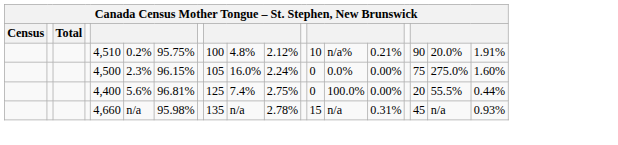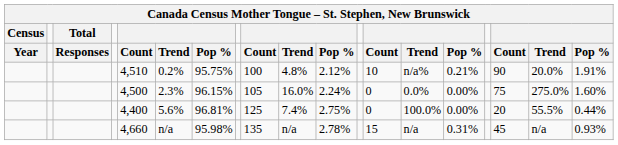+ row: (26, 52)
